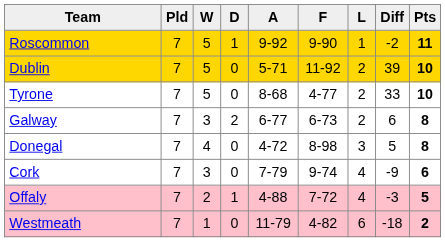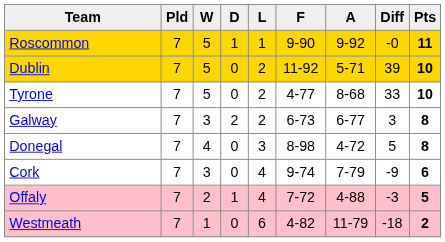columns swapped: (362, 17) <-> (273, 17)
(392, 43) -2 -> (392, 43) -0
(392, 120) 6 -> (392, 120) 3
